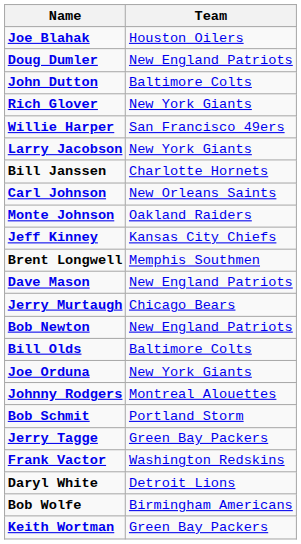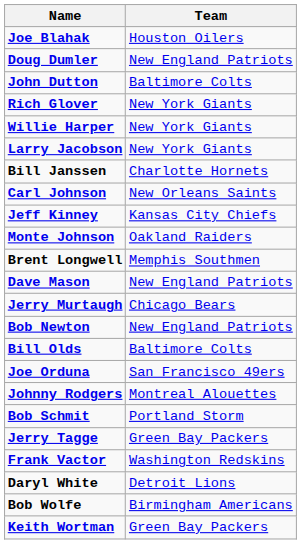(207, 127) San Francisco 49ers -> (190, 127) New York Giants
rows swapped: (61, 216) <-> (53, 238)
(190, 372) New York Giants -> (207, 372) San Francisco 49ers
